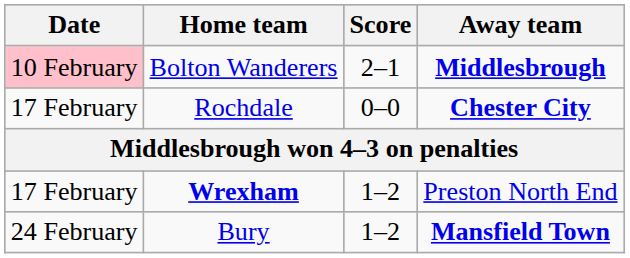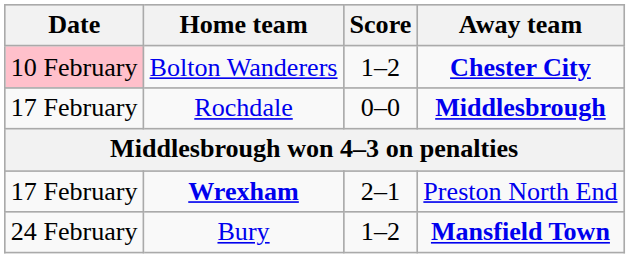(380, 66) 2–1 -> (380, 66) 1–2
(520, 66) Middlesbrough -> (520, 66) Chester City
(520, 107) Chester City -> (520, 107) Middlesbrough
(380, 190) 1–2 -> (380, 190) 2–1
